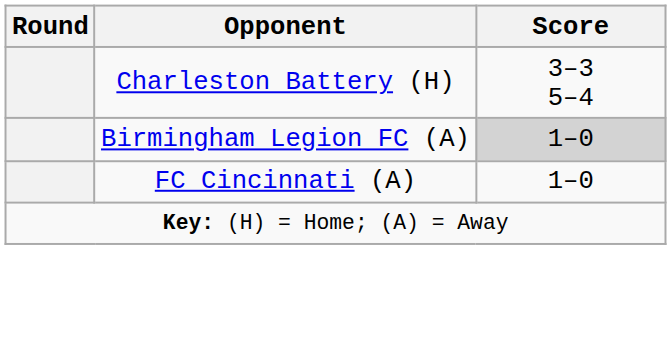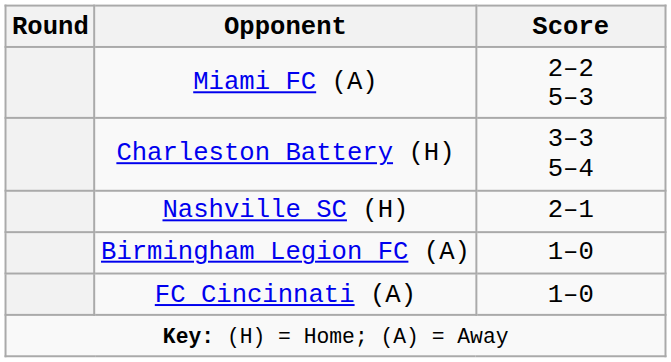+ row: (285, 83)
+ row: (285, 211)
(571, 139) lightgrey background -> (571, 253) no background
